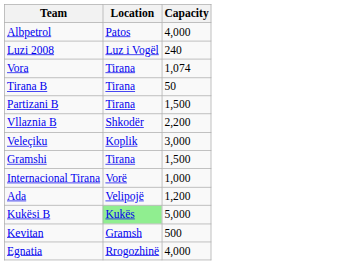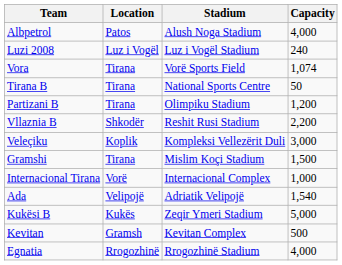+ column: (225, 13)
(177, 104) 1,500 -> (303, 104) 1,200
(177, 196) 1,200 -> (303, 196) 1,540
(120, 214) lightgreen background -> (120, 214) no background
